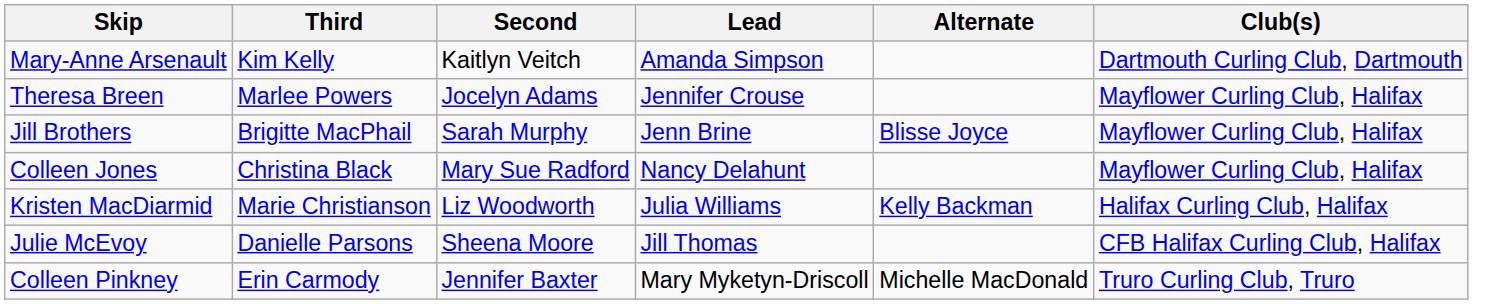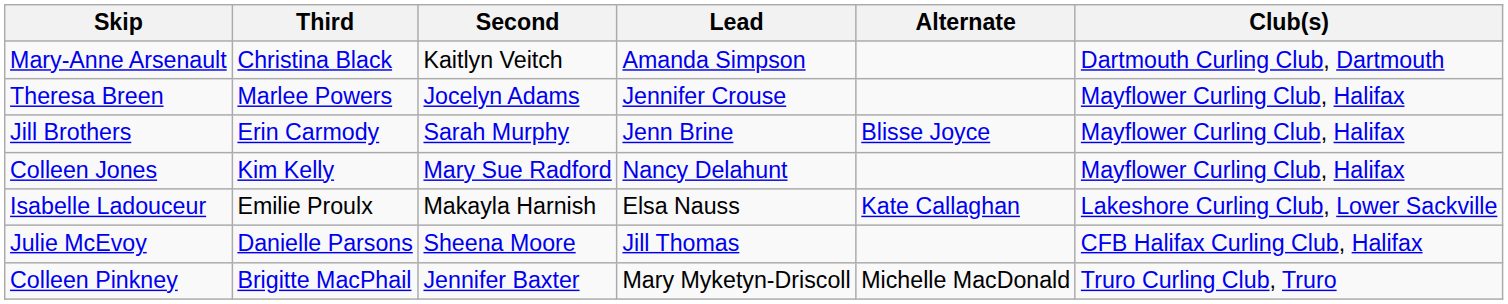(286, 59) Kim Kelly -> (315, 59) Christina Black
(324, 133) Brigitte MacPhail -> (308, 133) Erin Carmody
(315, 170) Christina Black -> (286, 170) Kim Kelly
+ row: (108, 206)
- row: (111, 206)
(308, 280) Erin Carmody -> (324, 280) Brigitte MacPhail
